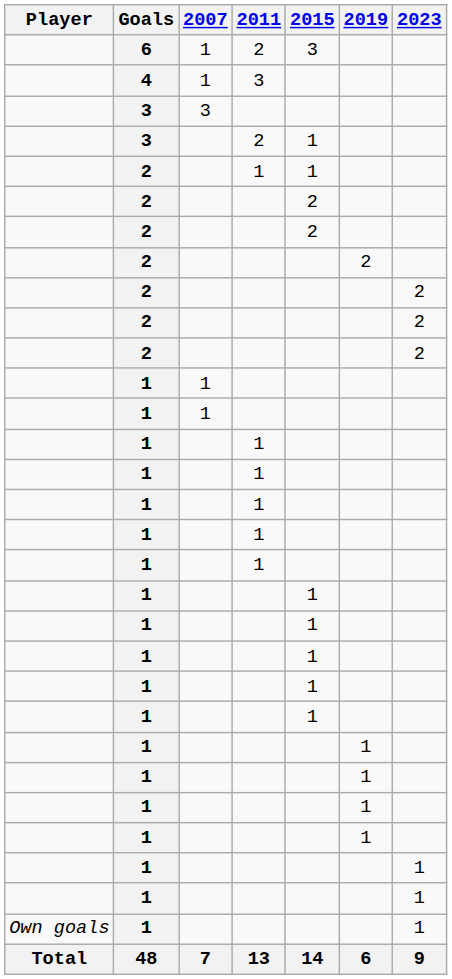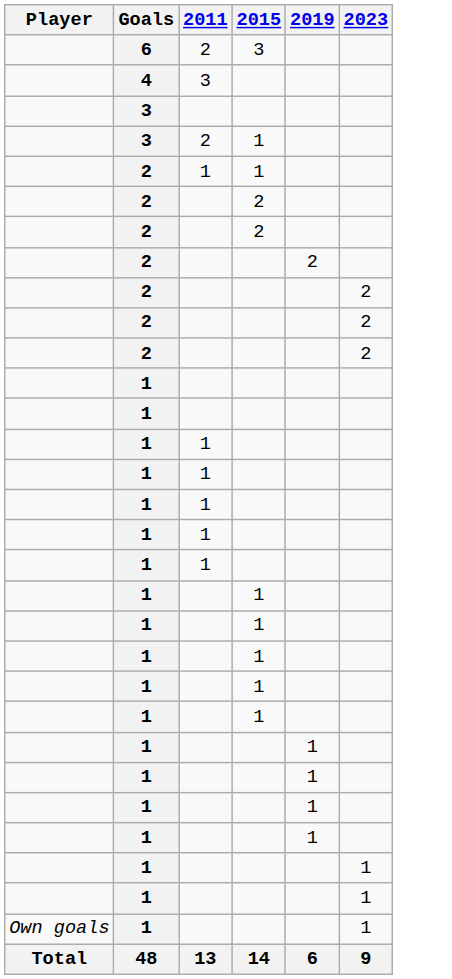- column: (205, 20)
